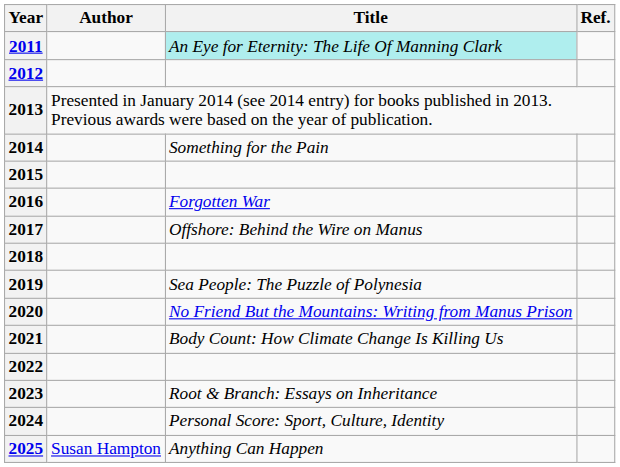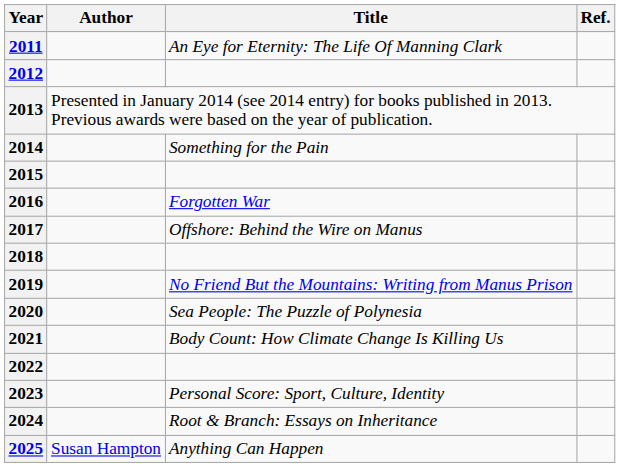(335, 45) paleturquoise background -> (335, 45) no background
(295, 284) Sea People: The Puzzle of Polynesia -> (371, 284) No Friend But the Mountains: Writing from Manus Prison
(371, 311) No Friend But the Mountains: Writing from Manus Prison -> (295, 311) Sea People: The Puzzle of Polynesia
(303, 393) Root & Branch: Essays on Inheritance -> (307, 393) Personal Score: Sport, Culture, Identity
(307, 421) Personal Score: Sport, Culture, Identity -> (303, 421) Root & Branch: Essays on Inheritance
